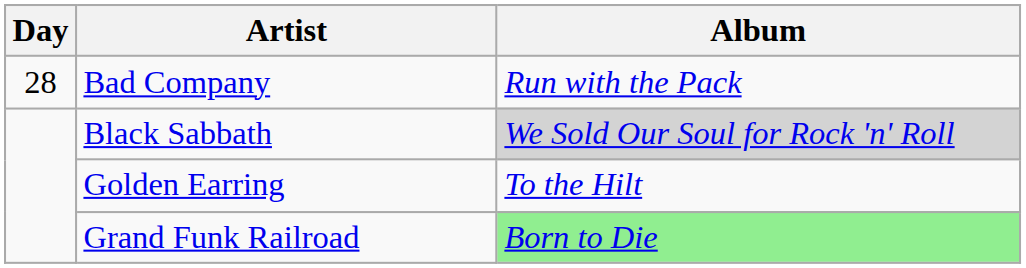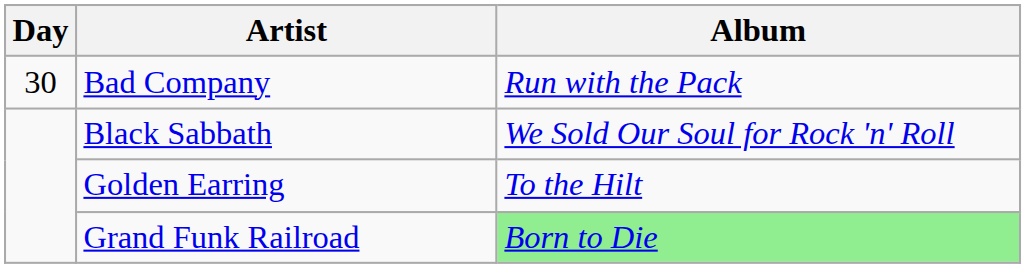(40, 81) 28 -> (40, 81) 30
(730, 133) lightgrey background -> (730, 133) no background
